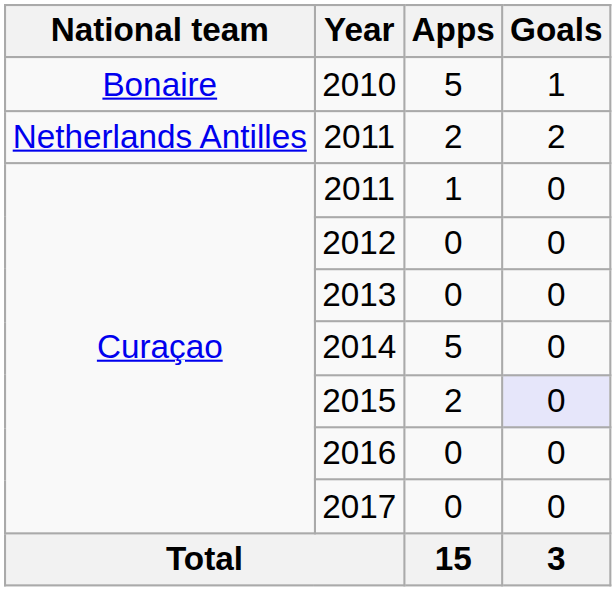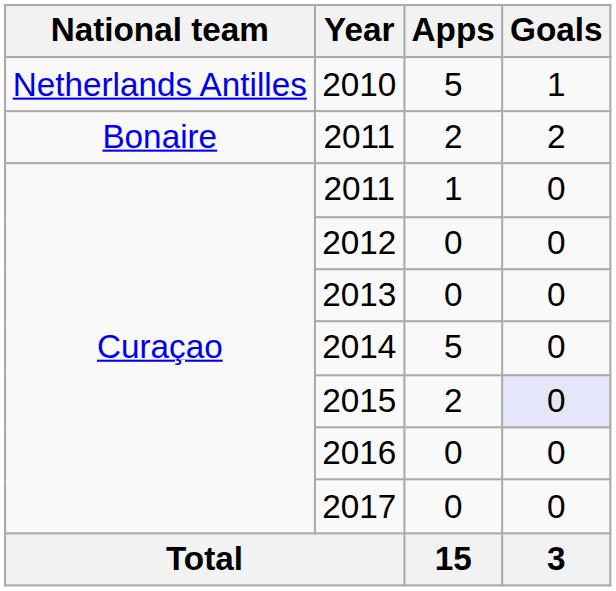(160, 83) Bonaire -> (160, 83) Netherlands Antilles
(160, 136) Netherlands Antilles -> (160, 136) Bonaire
